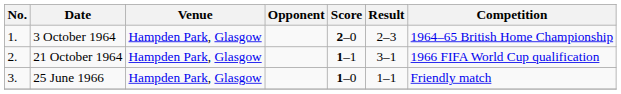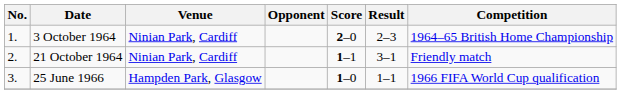(195, 36) Hampden Park, Glasgow -> (183, 36) Ninian Park, Cardiff
(195, 57) Hampden Park, Glasgow -> (183, 57) Ninian Park, Cardiff
(505, 57) 1966 FIFA World Cup qualification -> (451, 57) Friendly match
(451, 78) Friendly match -> (505, 78) 1966 FIFA World Cup qualification
